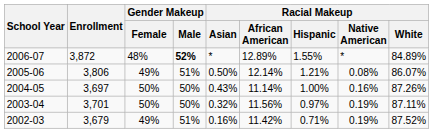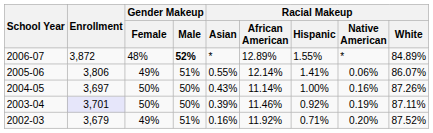(223, 72) 0.50% -> (223, 72) 0.55%
(314, 72) 1.21% -> (314, 72) 1.41%
(364, 72) 0.08% -> (364, 72) 0.06%
(96, 105) no background -> (96, 105) lavender background
(223, 105) 0.32% -> (223, 105) 0.39%
(265, 105) 11.56% -> (265, 105) 11.46%
(314, 105) 0.97% -> (314, 105) 0.92%
(265, 121) 11.42% -> (265, 121) 11.92%
(364, 121) 0.19% -> (364, 121) 0.20%
